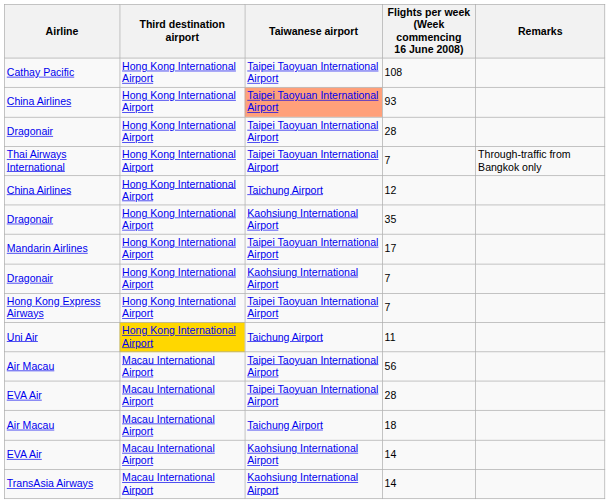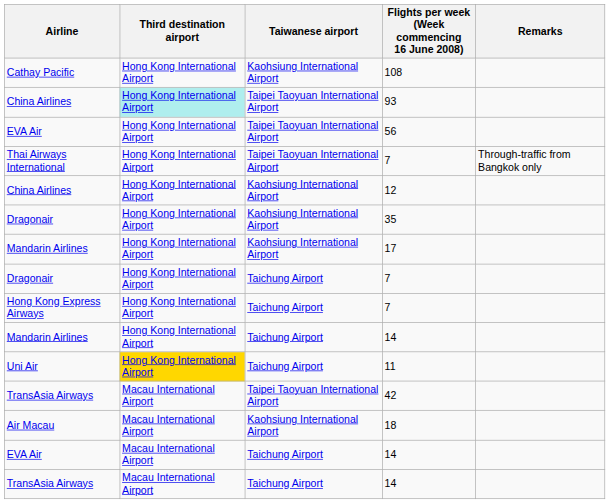(313, 72) Taipei Taoyuan International Airport -> (303, 72) Kaohsiung International Airport
(179, 101) no background -> (179, 101) paleturquoise background
(313, 101) lightsalmon background -> (313, 101) no background
- row: (30, 131)
+ row: (24, 131)
(285, 190) Taichung Airport -> (303, 190) Kaohsiung International Airport
(313, 248) Taipei Taoyuan International Airport -> (303, 248) Kaohsiung International Airport
(303, 278) Kaohsiung International Airport -> (285, 278) Taichung Airport
(313, 307) Taipei Taoyuan International Airport -> (285, 307) Taichung Airport
+ row: (47, 336)
- row: (31, 366)
- row: (24, 395)
+ row: (50, 395)
(285, 424) Taichung Airport -> (303, 424) Kaohsiung International Airport
(303, 454) Kaohsiung International Airport -> (285, 454) Taichung Airport
(303, 483) Kaohsiung International Airport -> (285, 483) Taichung Airport
